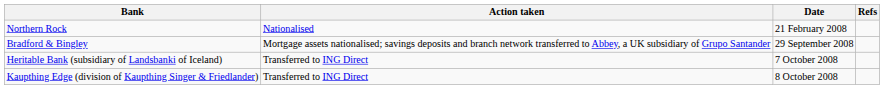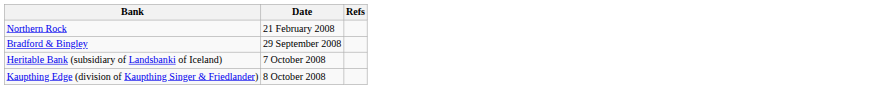- column: (517, 12)
